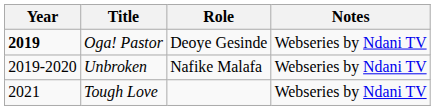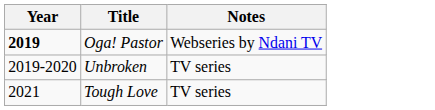- column: (219, 17)
(351, 67) Webseries by Ndani TV -> (201, 67) TV series
(351, 92) Webseries by Ndani TV -> (201, 92) TV series
